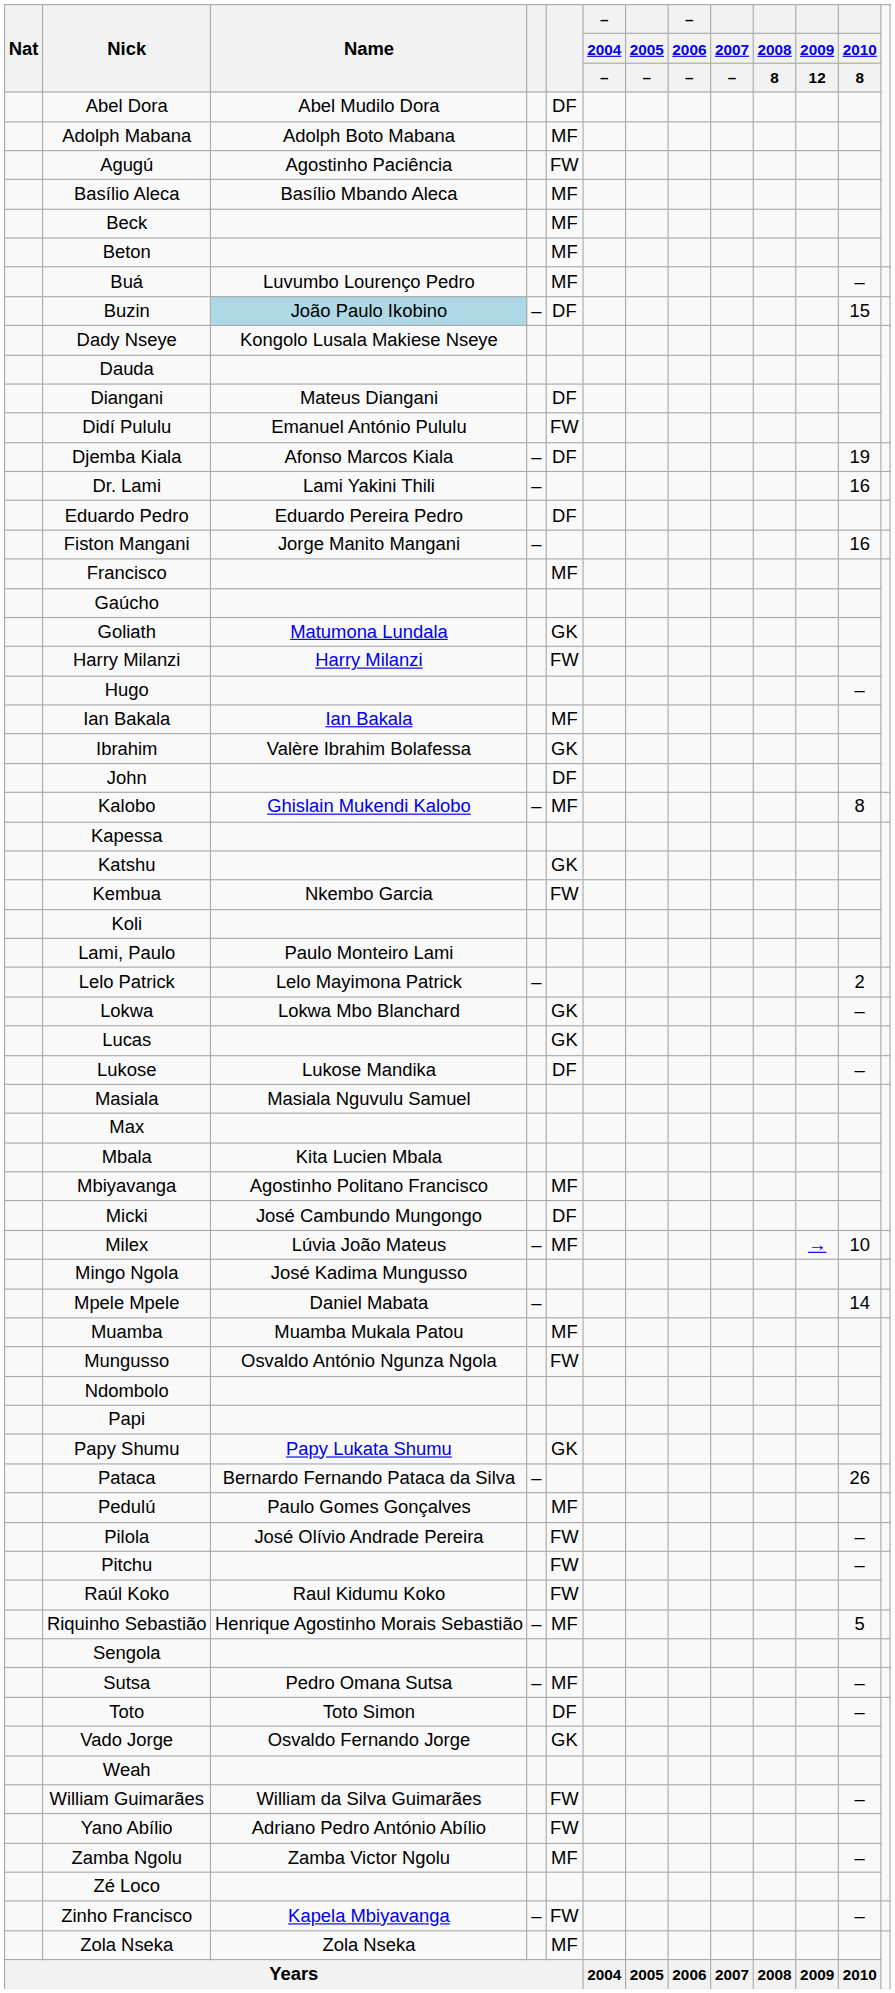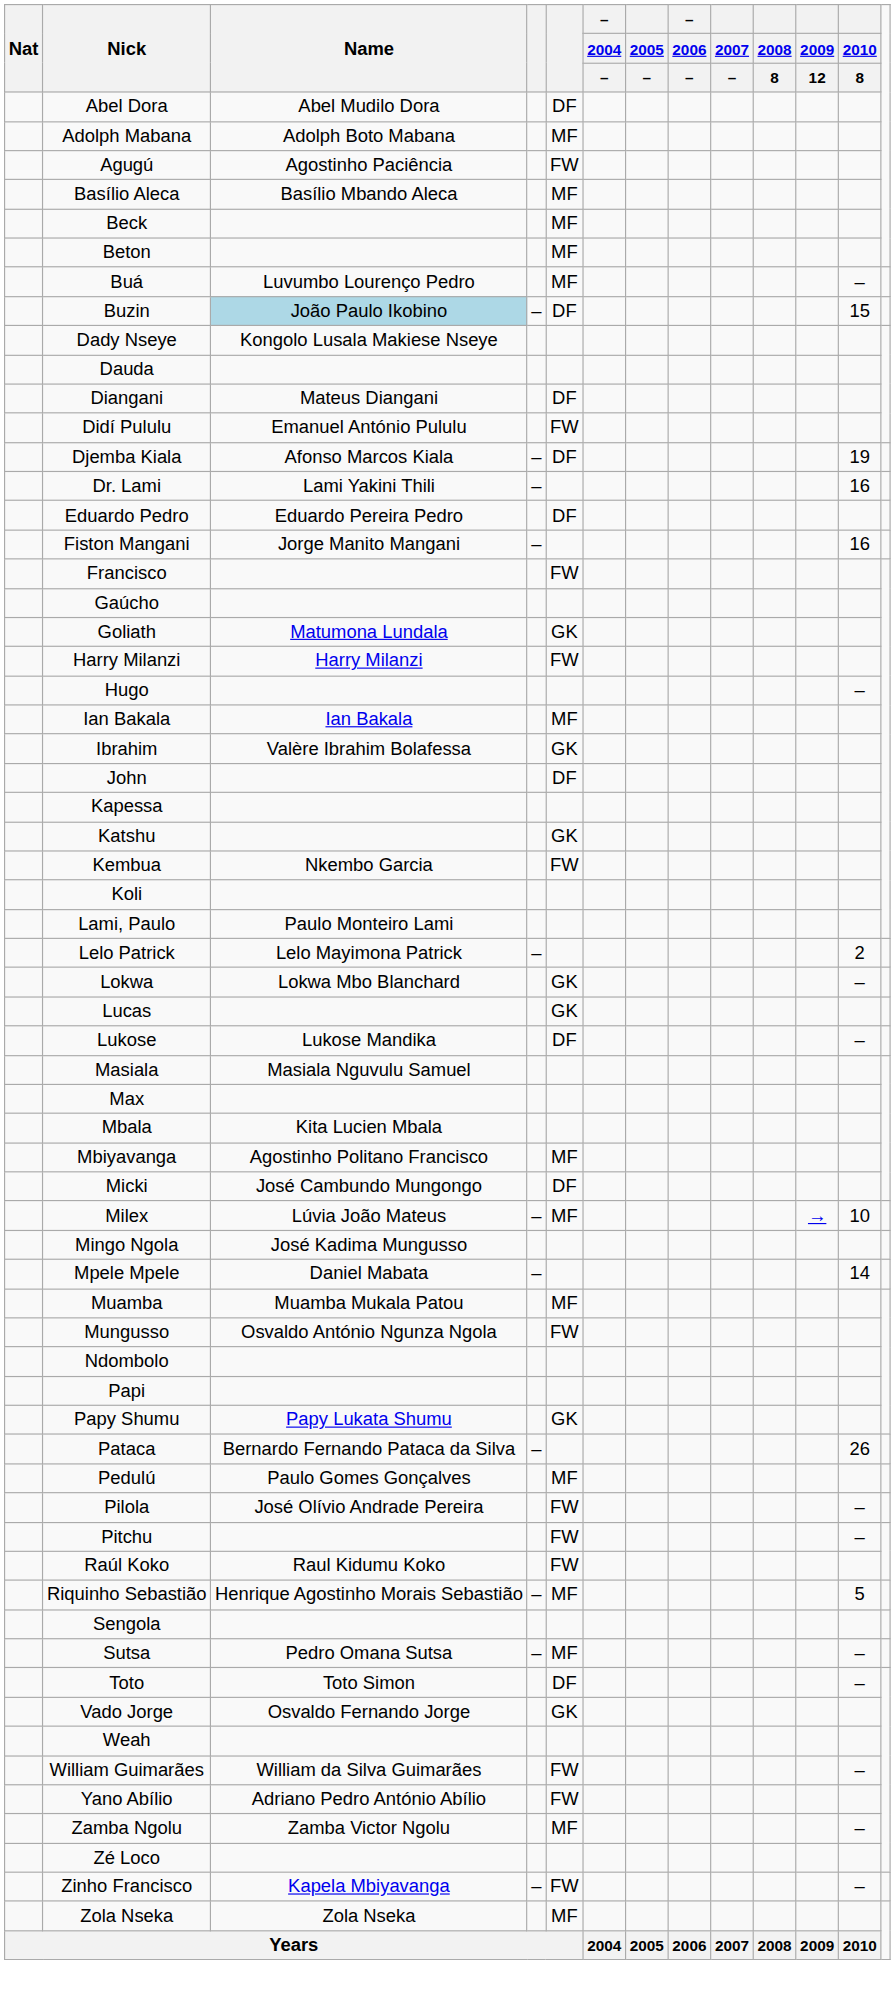(564, 573) MF -> (564, 573) FW
- row: (127, 806)
